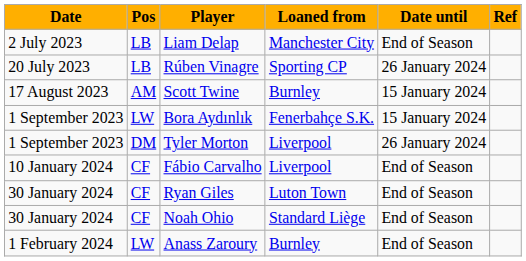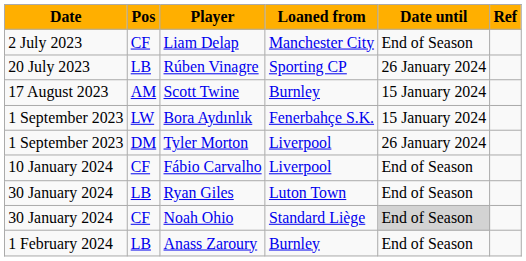(141, 42) LB -> (140, 42) CF
(140, 192) CF -> (141, 192) LB
(427, 218) no background -> (427, 218) lightgrey background
(142, 243) LW -> (141, 243) LB
